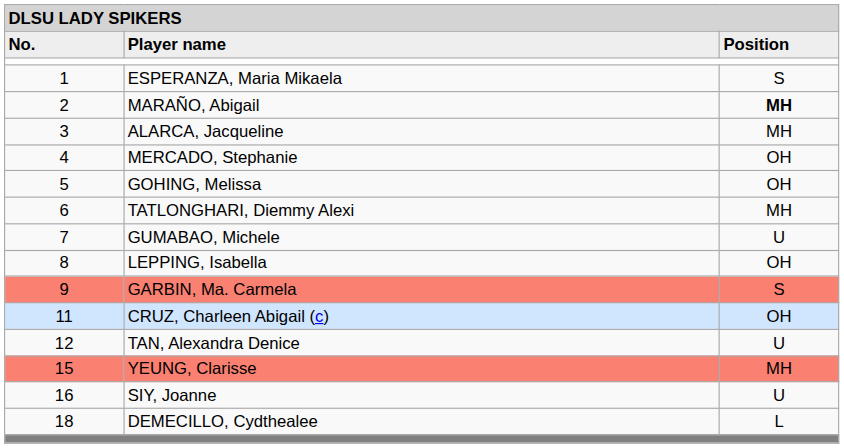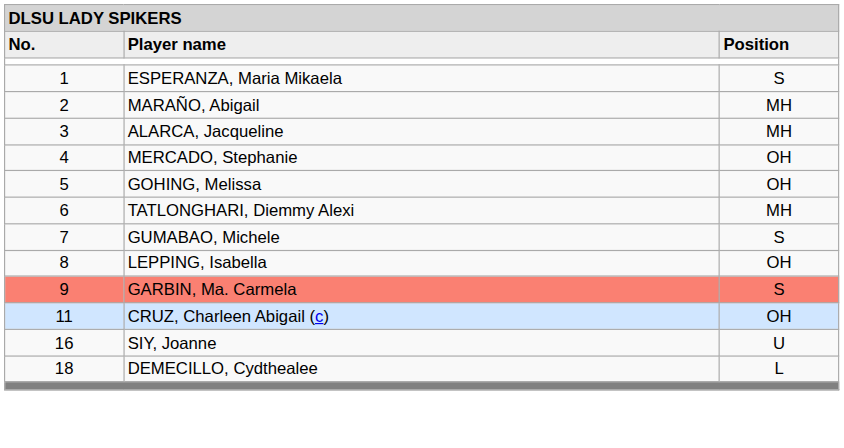(779, 105) bold -> (779, 105) normal
(779, 237) U -> (779, 237) S
- row: (64, 343)
- row: (64, 369)
